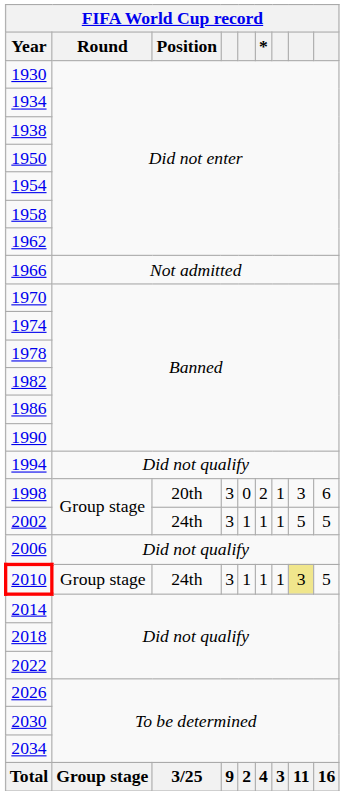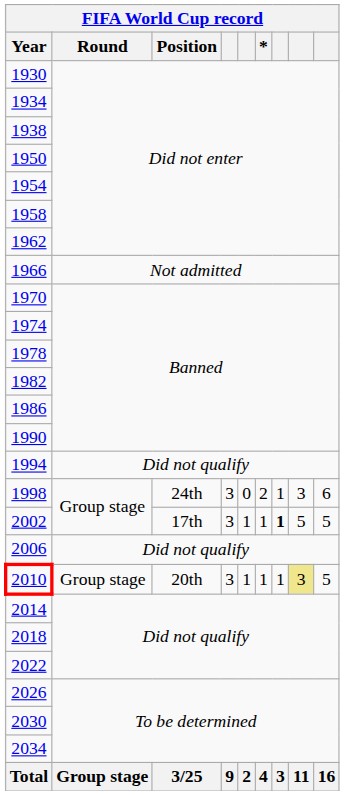(187, 492) 20th -> (187, 492) 24th
(187, 520) 24th -> (187, 520) 17th
(280, 520) normal -> (280, 520) bold
(187, 578) 24th -> (187, 578) 20th
